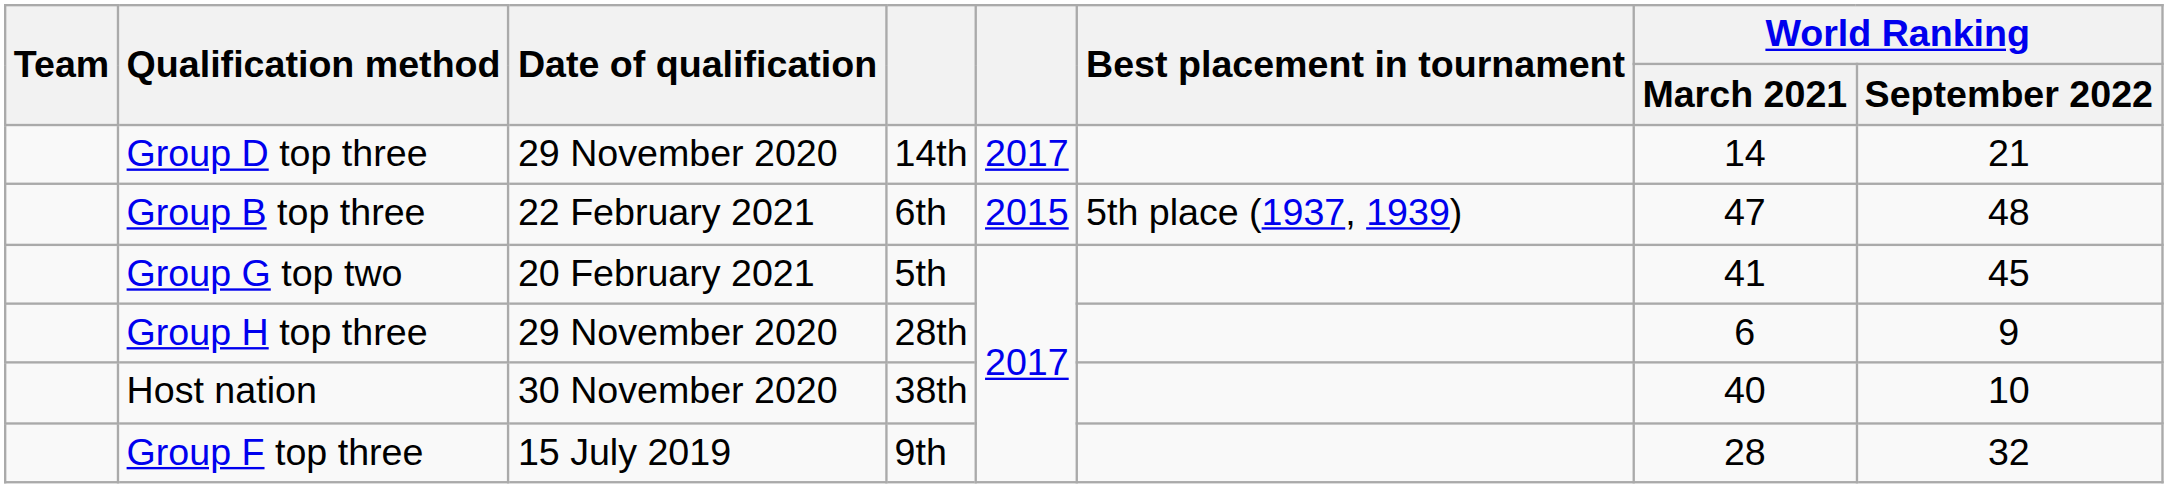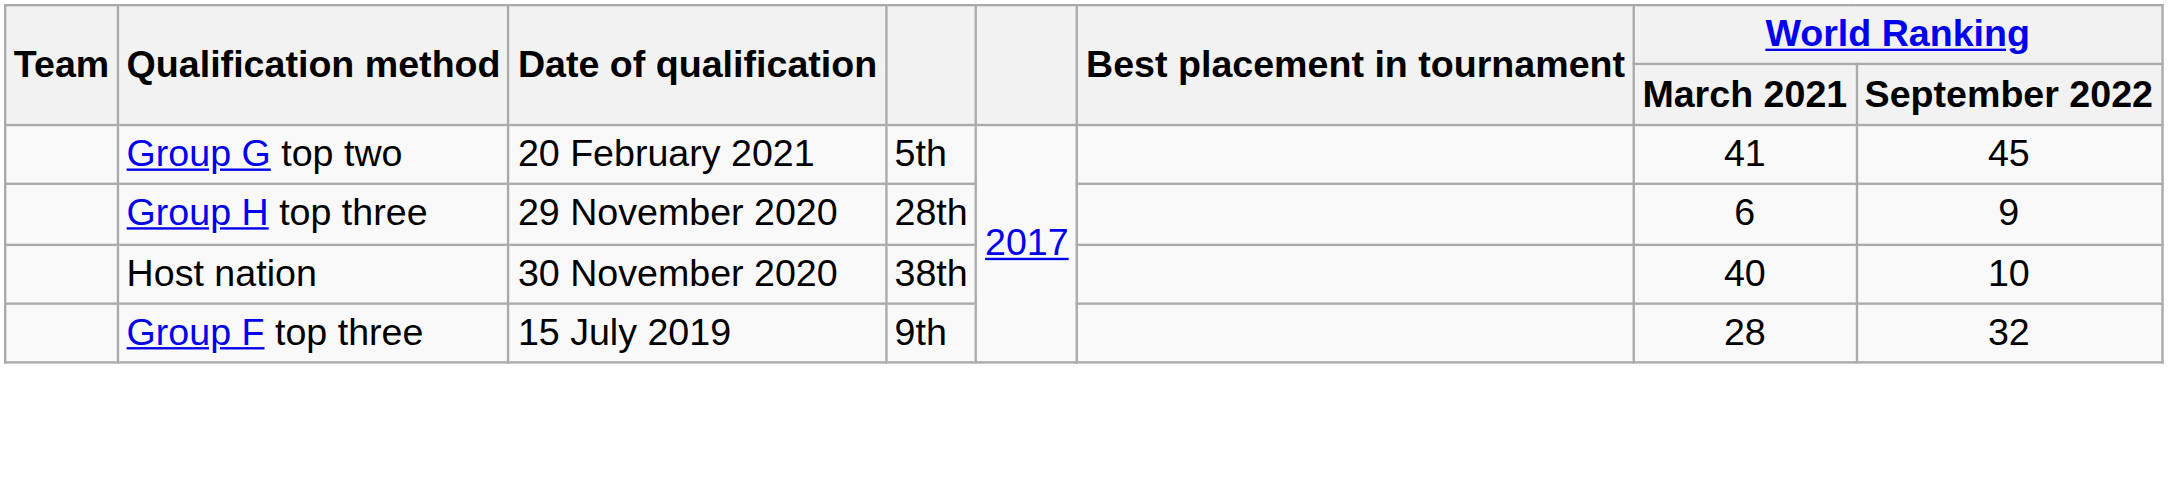- row: (277, 153)
- row: (276, 213)
